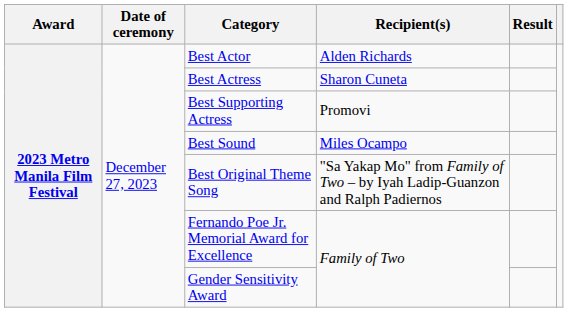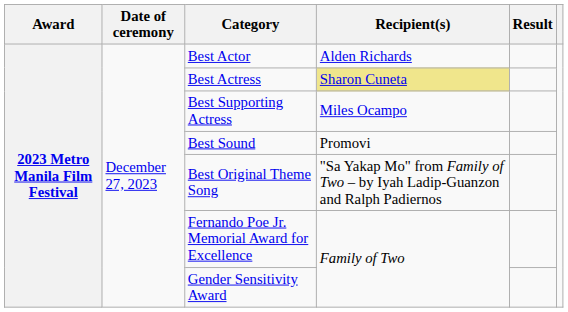(363, 79) no background -> (363, 79) khaki background
(345, 111) Promovi -> (363, 111) Miles Ocampo
(363, 142) Miles Ocampo -> (345, 142) Promovi
